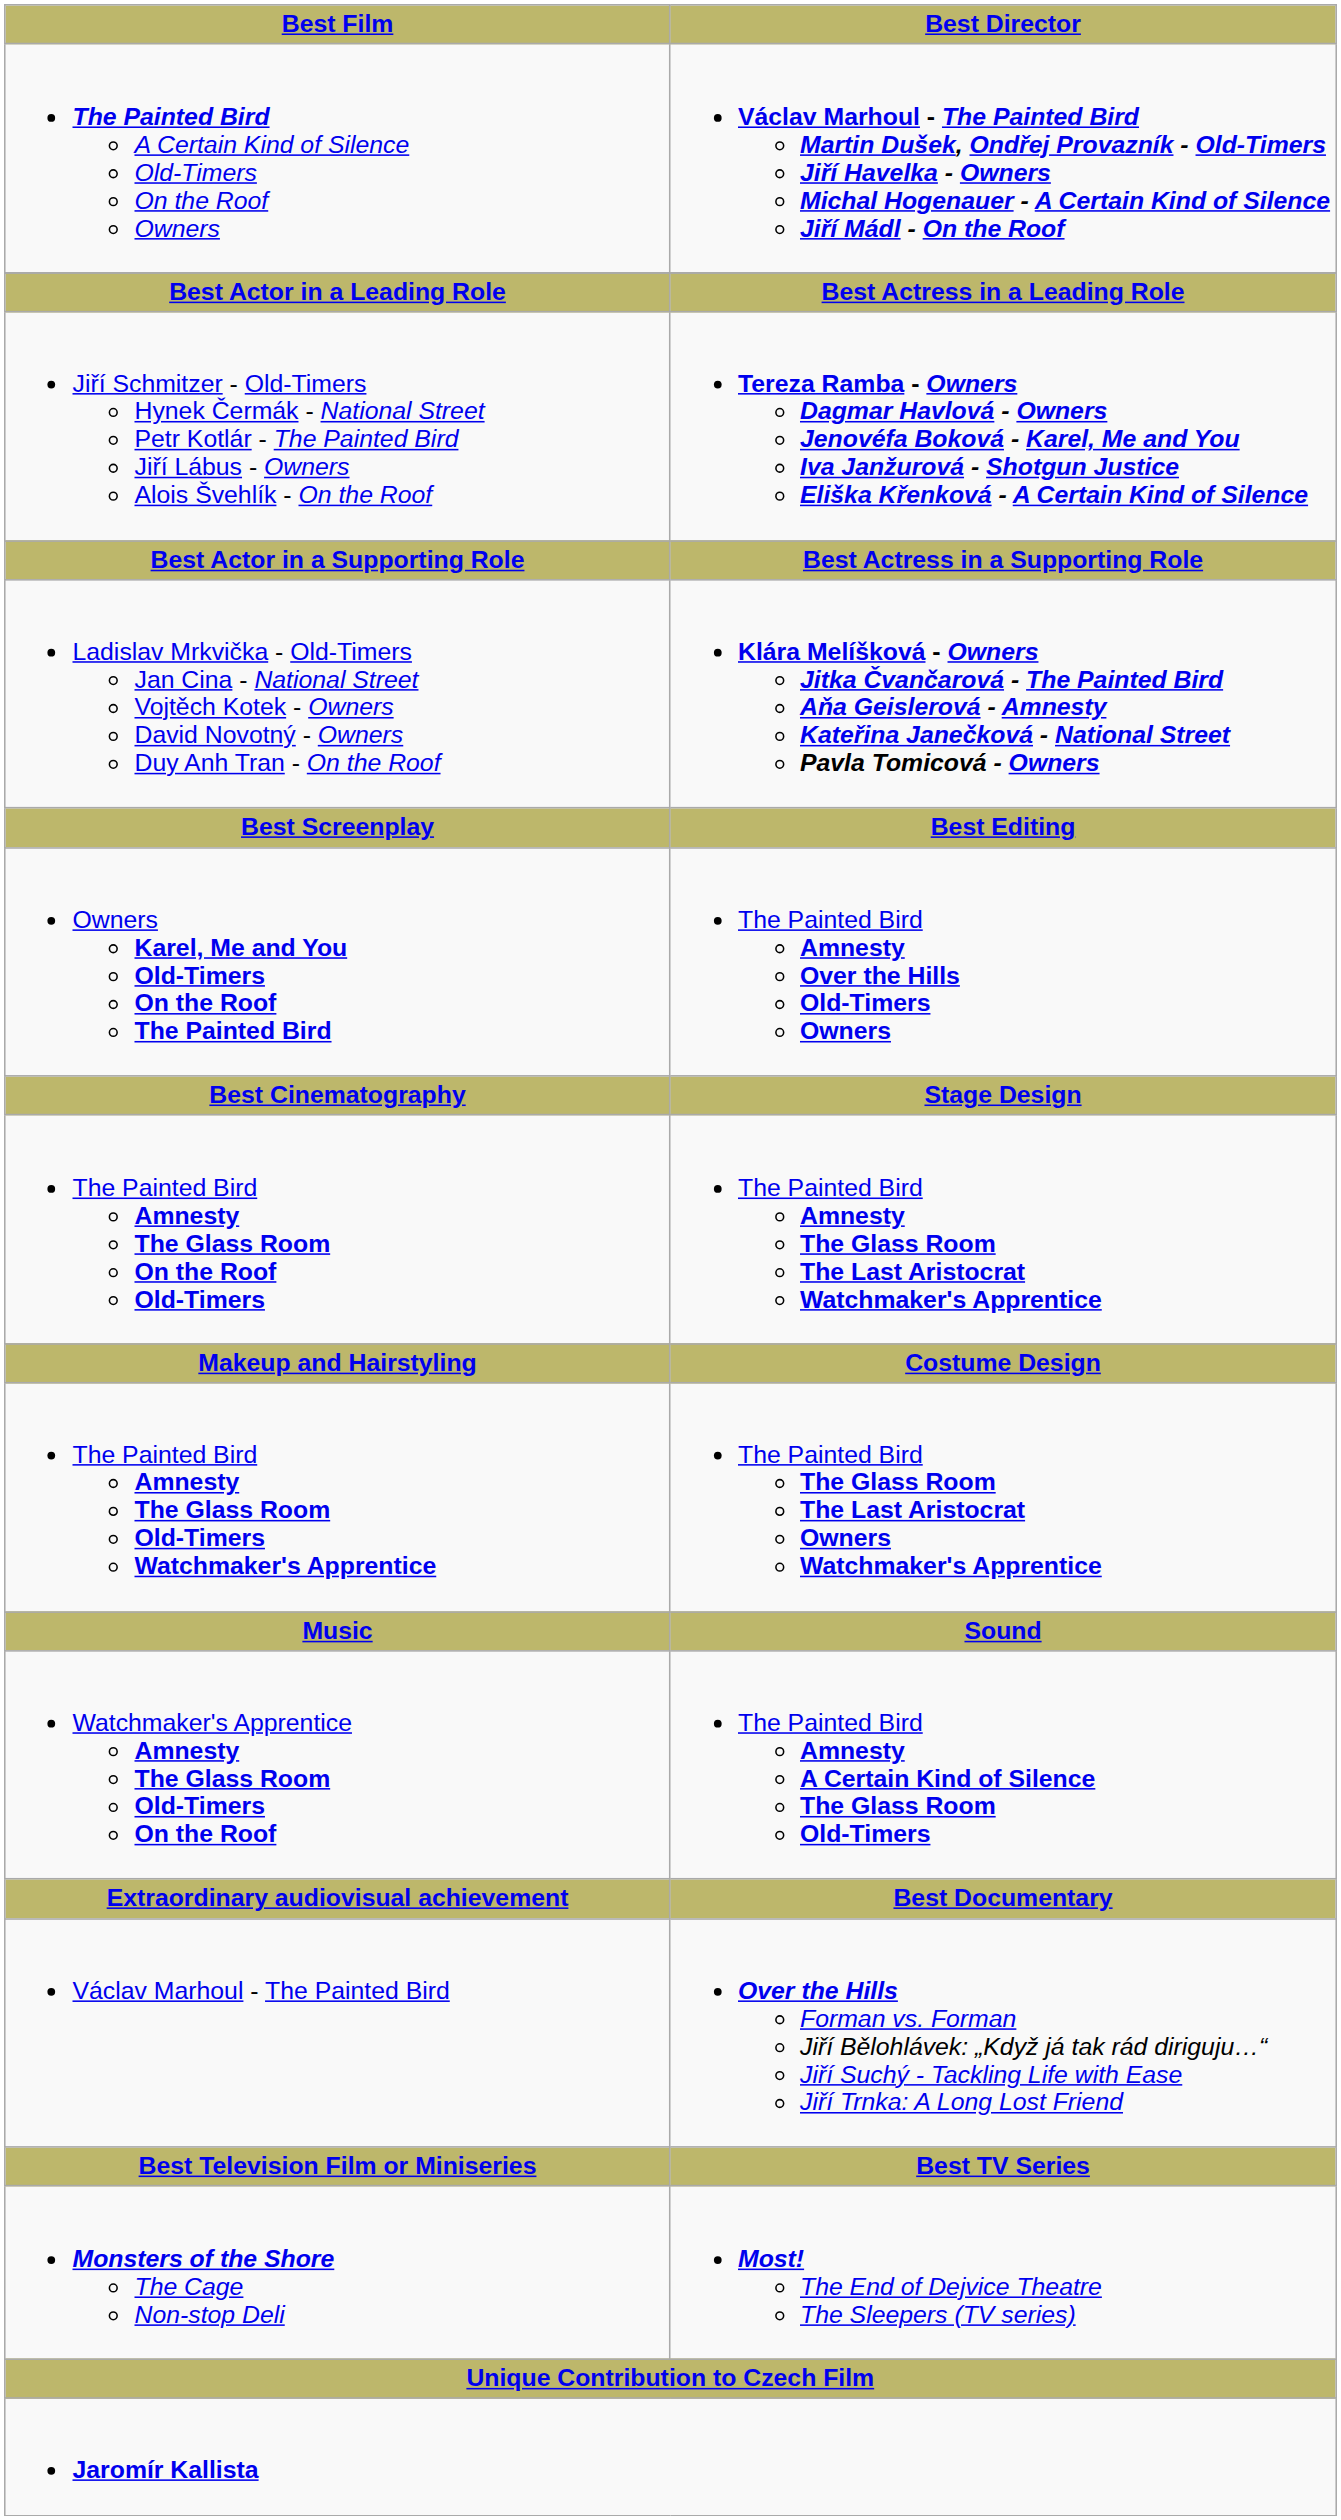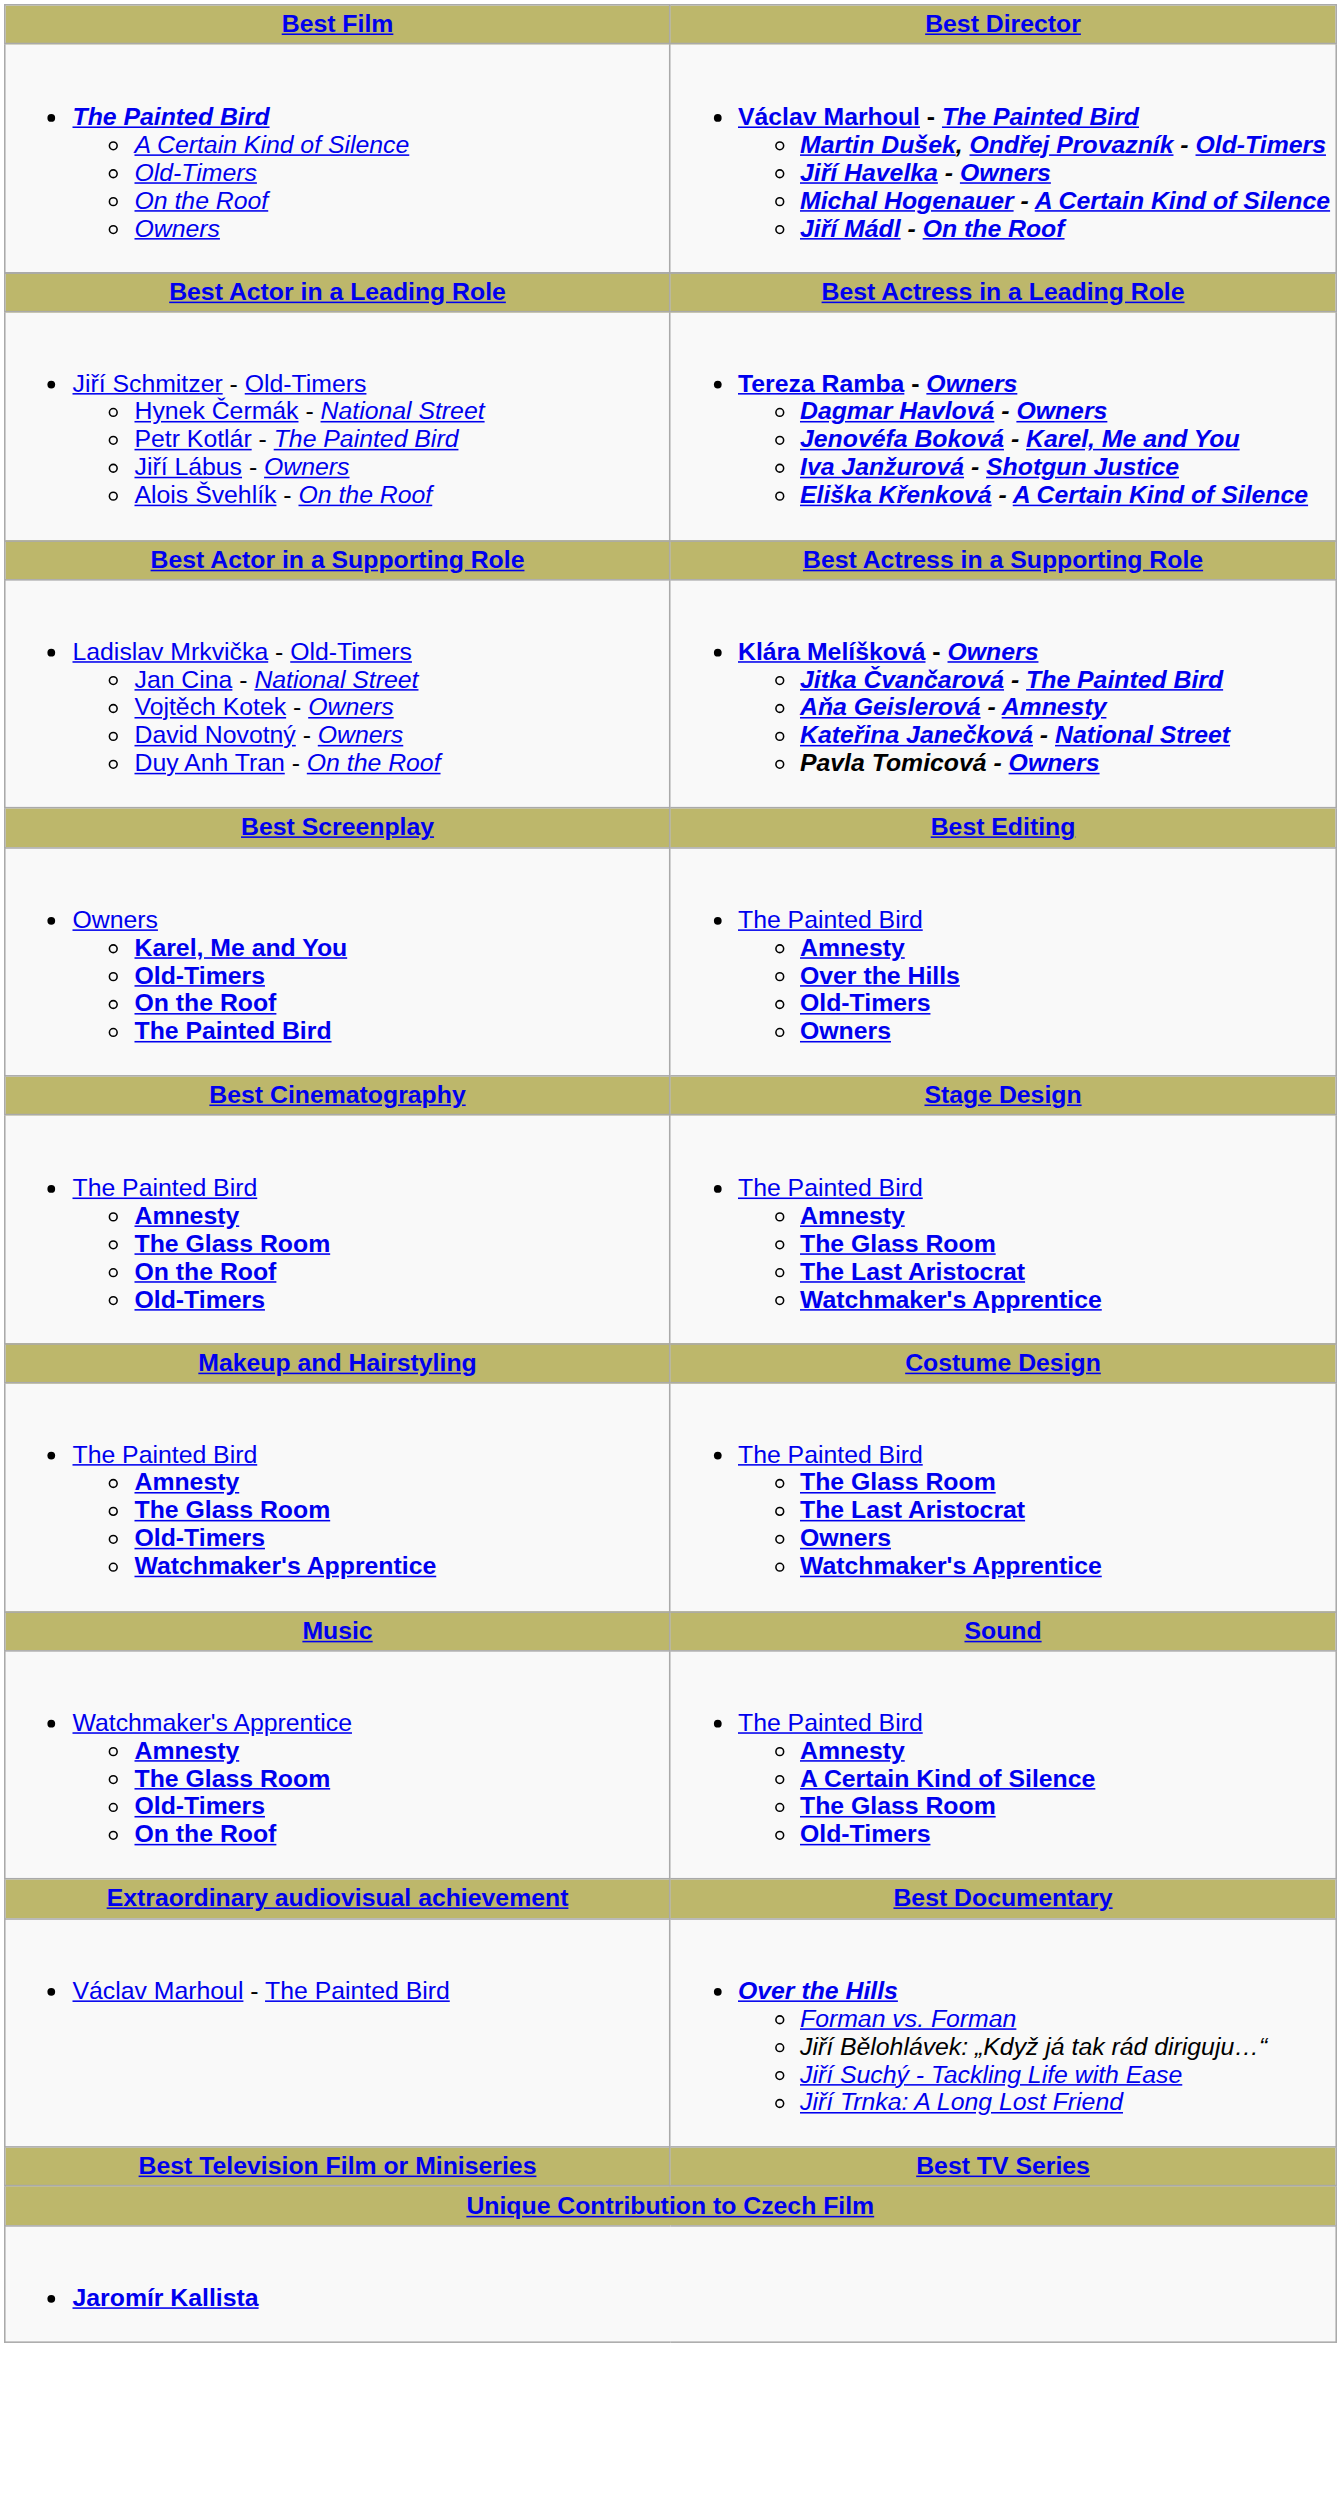- row: (338, 2286)
